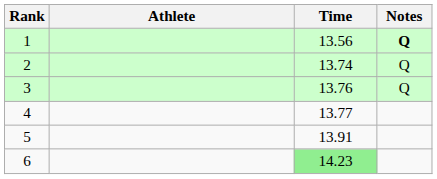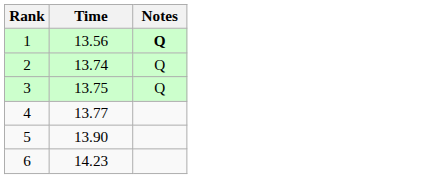- column: (172, 16)
(335, 88) 13.76 -> (91, 88) 13.75
(335, 137) 13.91 -> (91, 137) 13.90
(335, 161) lightgreen background -> (91, 161) no background
